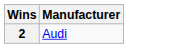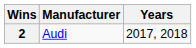+ column: (157, 14)
